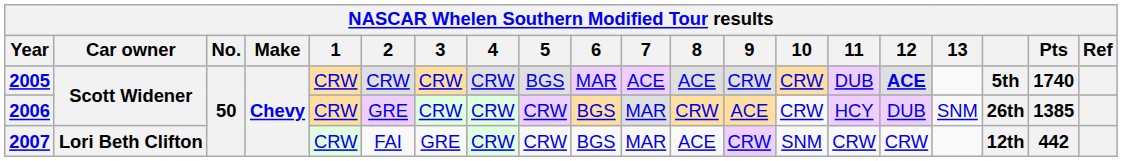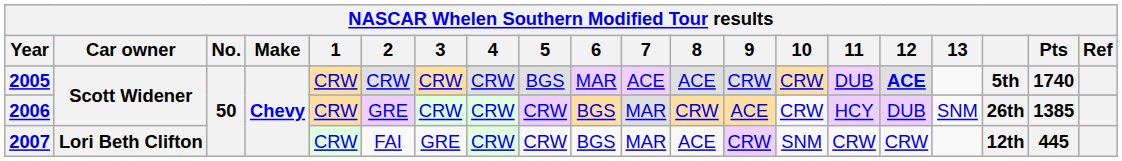(1054, 141) 442 -> (1054, 141) 445
